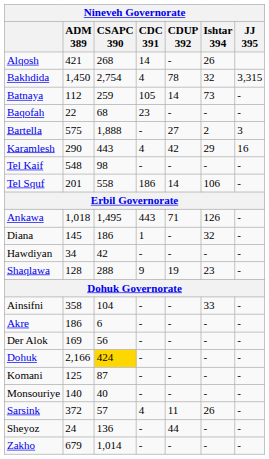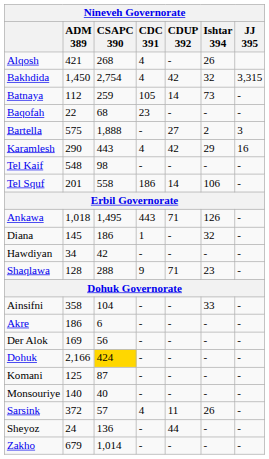(144, 60) 14 -> (141, 60) 4
(173, 78) 78 -> (173, 78) 42
(173, 270) 19 -> (173, 270) 71
